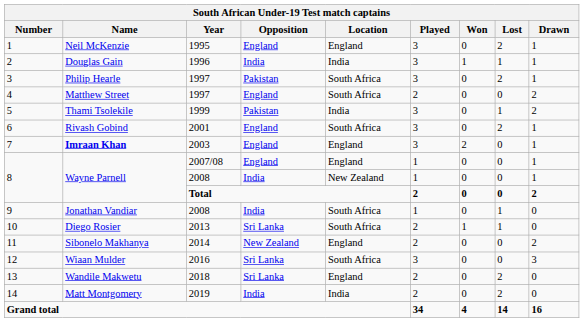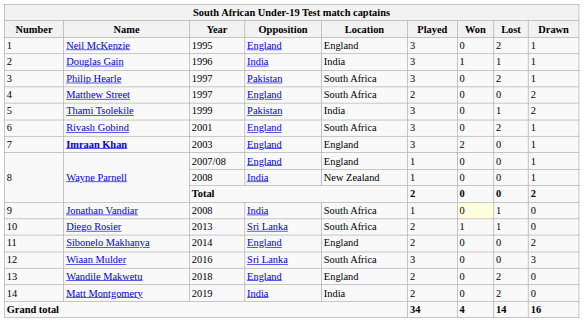(464, 210) no background -> (462, 210) lightyellow background
(271, 243) New Zealand -> (264, 243) England
(264, 276) Sri Lanka -> (264, 276) England
